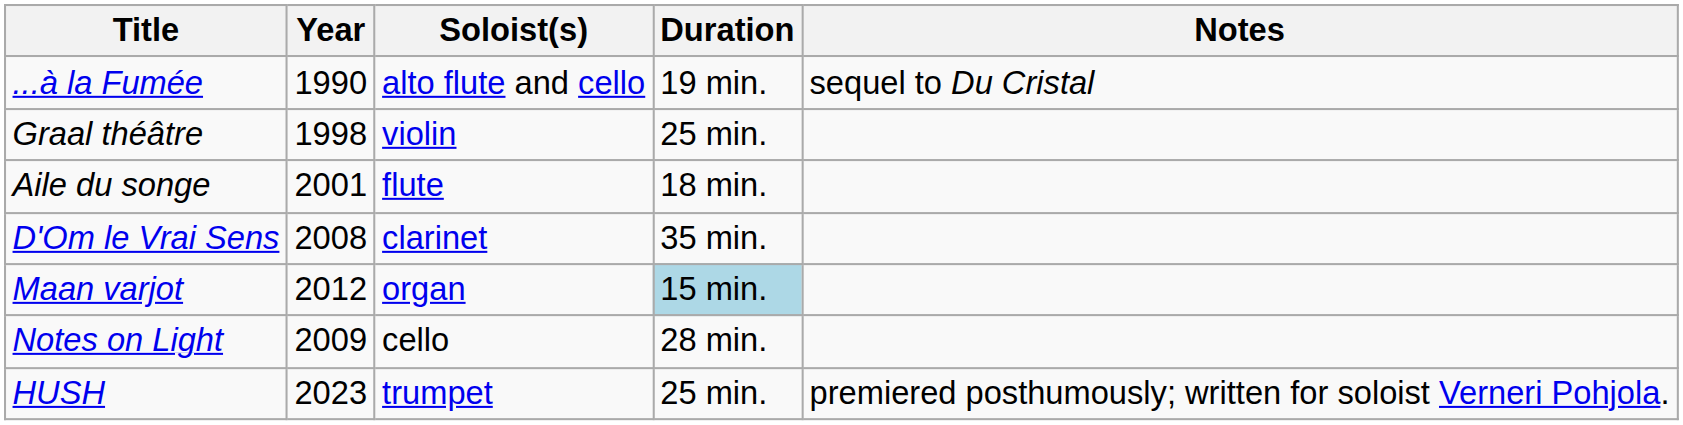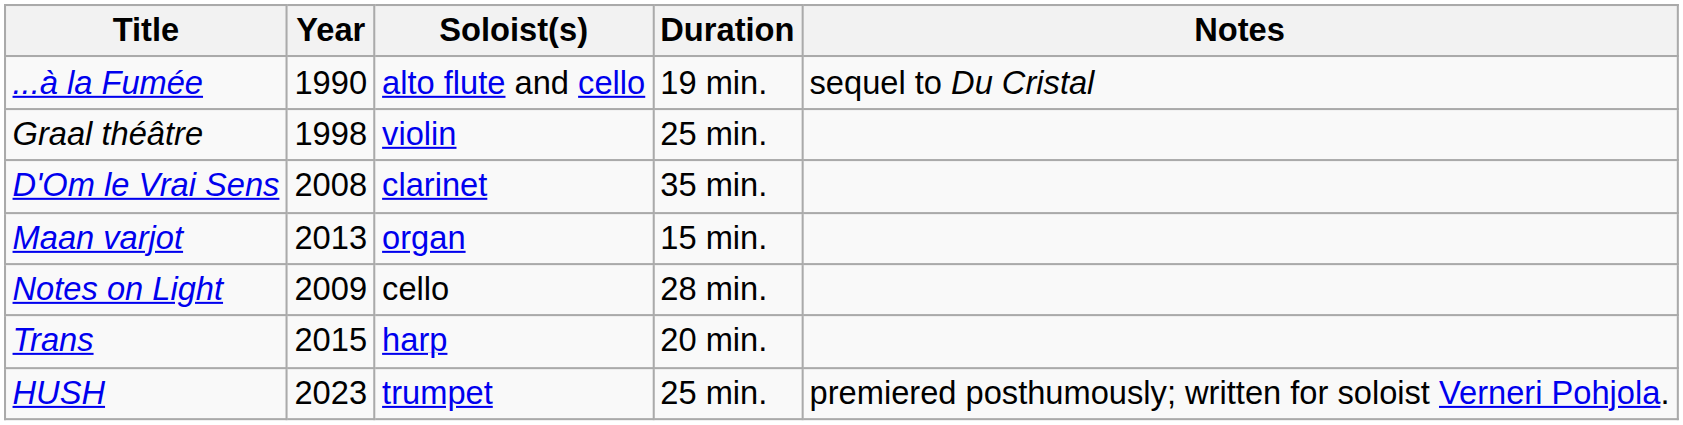- row: (111, 185)
(331, 289) 2012 -> (331, 237) 2013
(714, 289) lightblue background -> (714, 237) no background
+ row: (53, 340)
